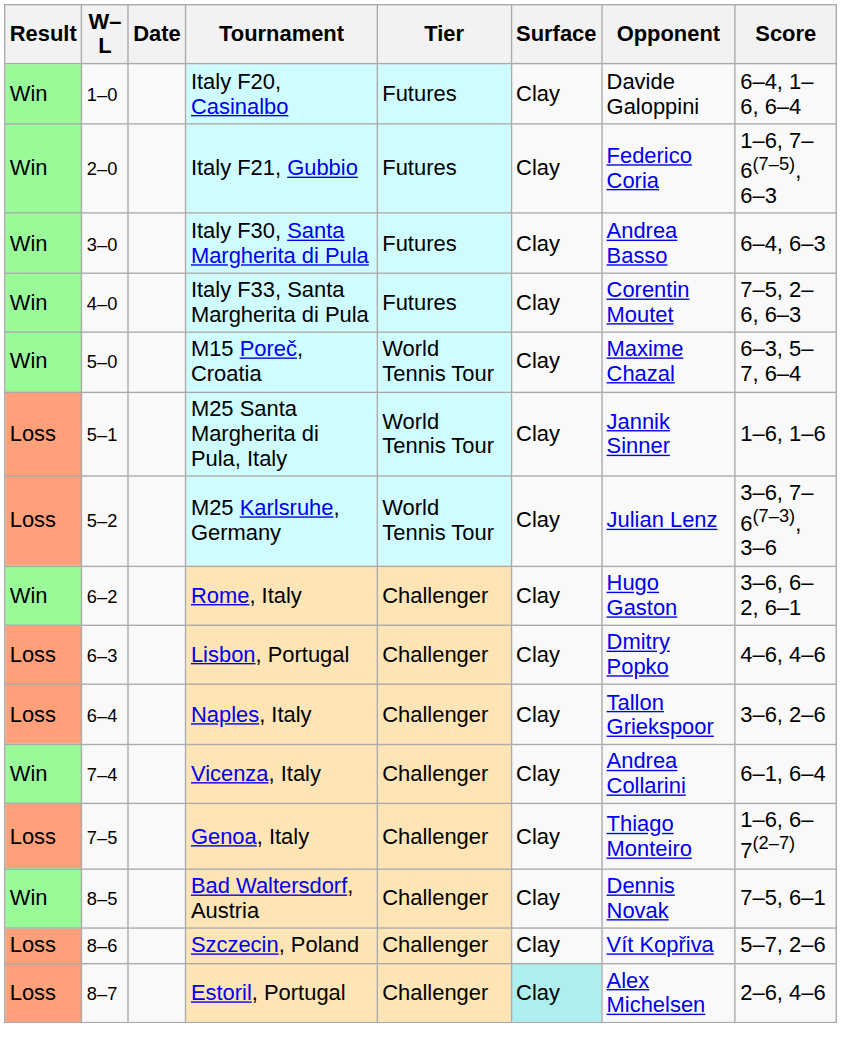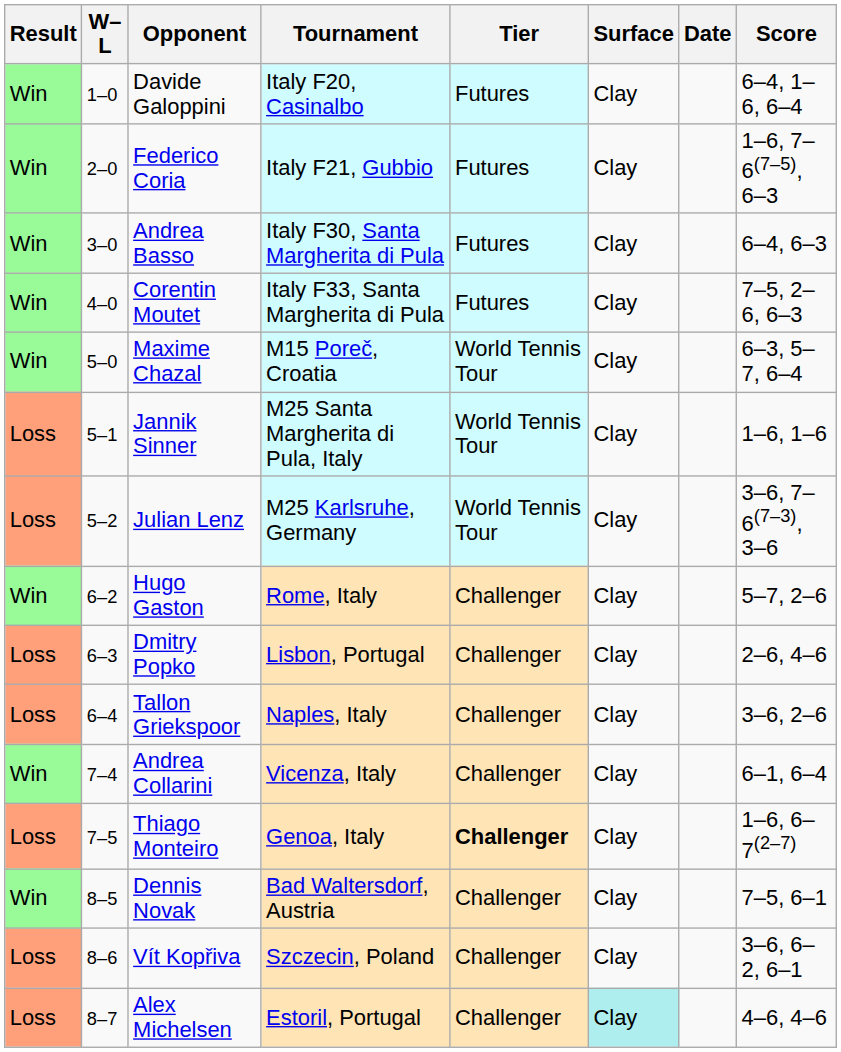columns swapped: (157, 34) <-> (668, 34)
(777, 595) 3–6, 6–2, 6–1 -> (784, 595) 5–7, 2–6
(783, 654) 4–6, 4–6 -> (784, 654) 2–6, 4–6
(435, 836) normal -> (512, 836) bold
(783, 945) 5–7, 2–6 -> (778, 957) 3–6, 6–2, 6–1
(783, 992) 2–6, 4–6 -> (784, 1017) 4–6, 4–6
